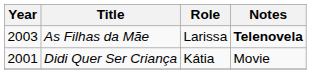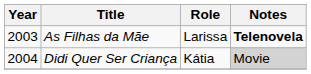(23, 58) 2001 -> (23, 58) 2004
(252, 58) no background -> (252, 58) lightgrey background
